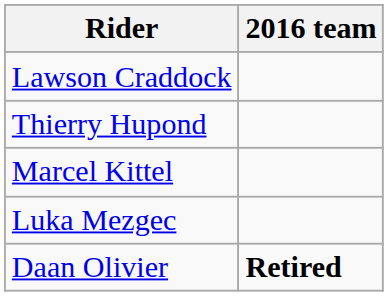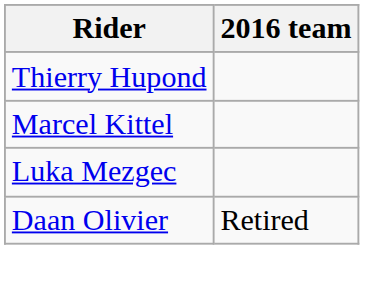- row: (122, 76)
(294, 266) bold -> (265, 219) normal
